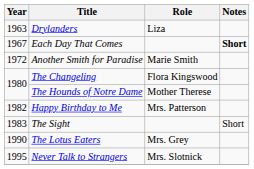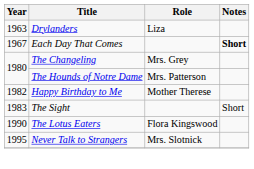- row: (87, 60)
(182, 76) Flora Kingswood -> (168, 60) Mrs. Grey
(179, 92) Mother Therese -> (177, 76) Mrs. Patterson
(177, 108) Mrs. Patterson -> (179, 92) Mother Therese
(168, 140) Mrs. Grey -> (182, 124) Flora Kingswood
